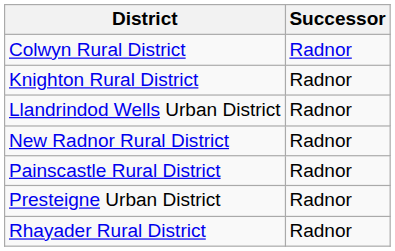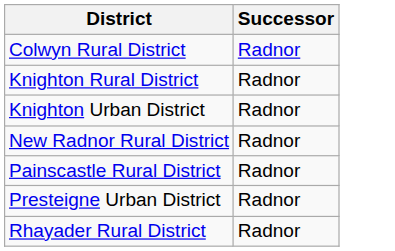+ row: (107, 110)
- row: (145, 110)
